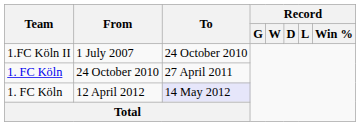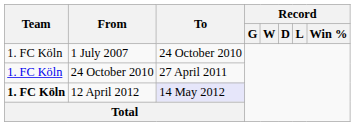(39, 53) 1.FC Köln II -> (35, 53) 1. FC Köln
(35, 92) normal -> (36, 92) bold
